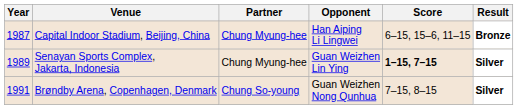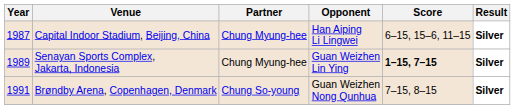(493, 35) Bronze -> (490, 35) Silver
